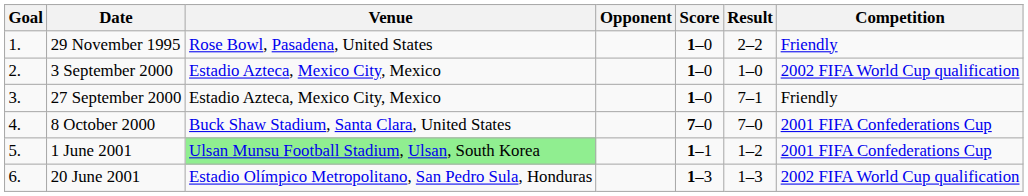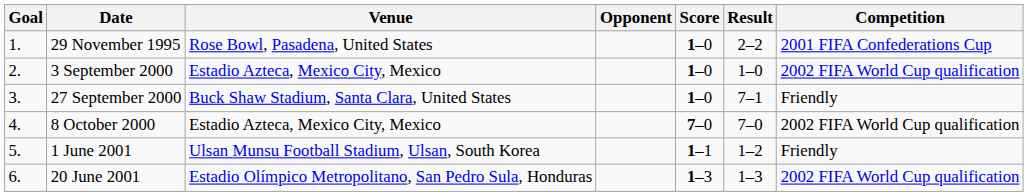(809, 44) Friendly -> (886, 44) 2001 FIFA Confederations Cup
(315, 97) Estadio Azteca, Mexico City, Mexico -> (350, 97) Buck Shaw Stadium, Santa Clara, United States
(350, 124) Buck Shaw Stadium, Santa Clara, United States -> (315, 124) Estadio Azteca, Mexico City, Mexico
(886, 124) 2001 FIFA Confederations Cup -> (900, 124) 2002 FIFA World Cup qualification
(365, 151) lightgreen background -> (365, 151) no background
(886, 151) 2001 FIFA Confederations Cup -> (809, 151) Friendly
